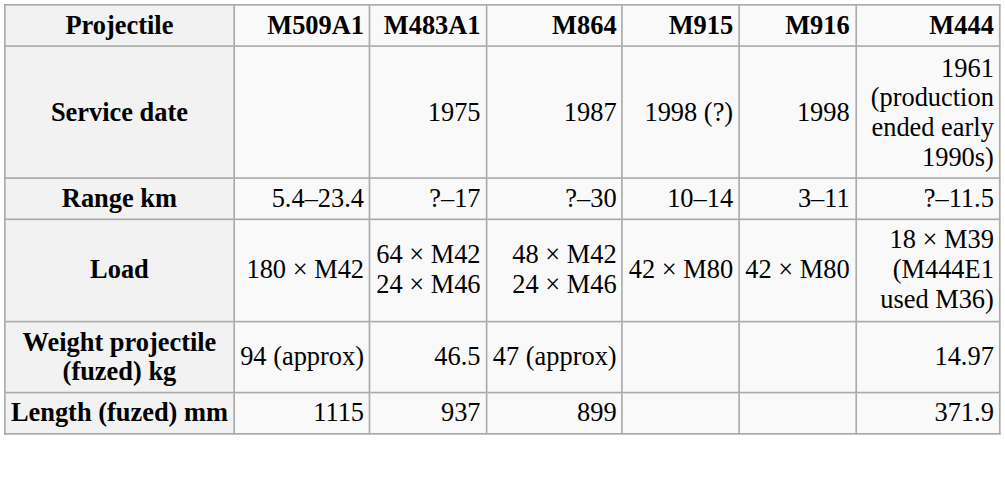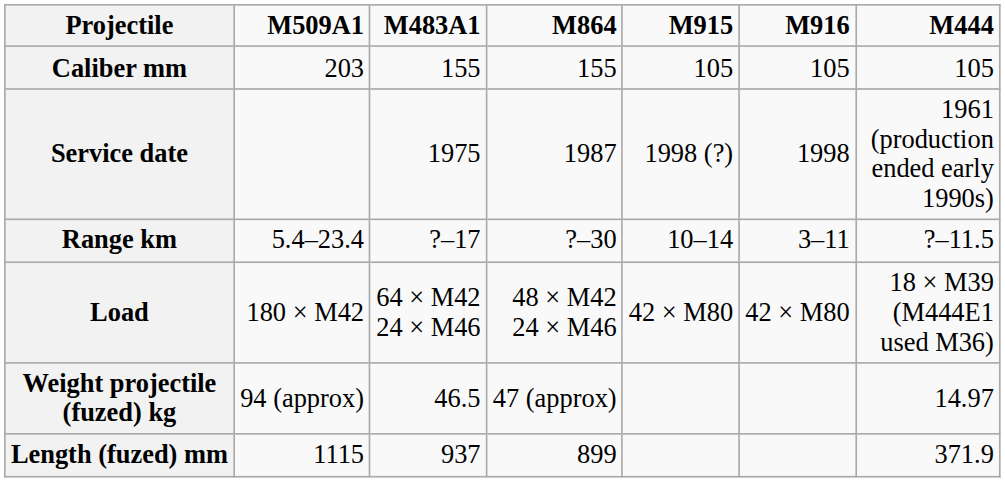+ row: (119, 67)
